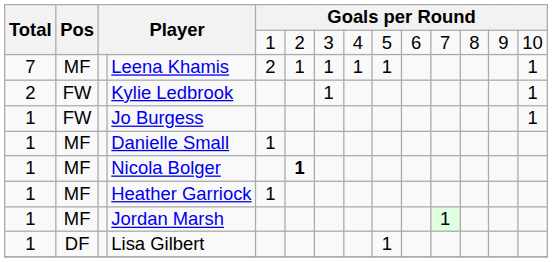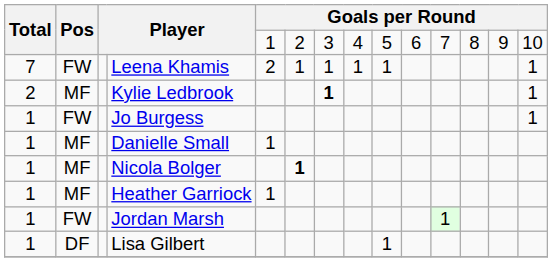(77, 67) MF -> (77, 67) FW
(77, 93) FW -> (77, 93) MF
(329, 93) normal -> (329, 93) bold
(77, 219) MF -> (77, 219) FW
